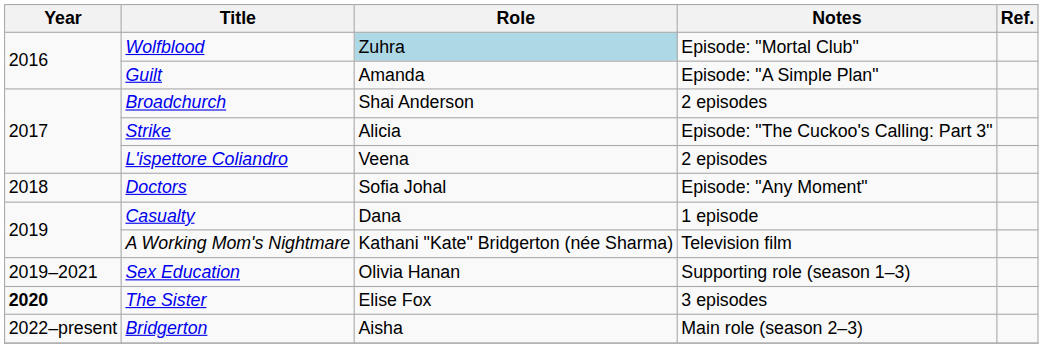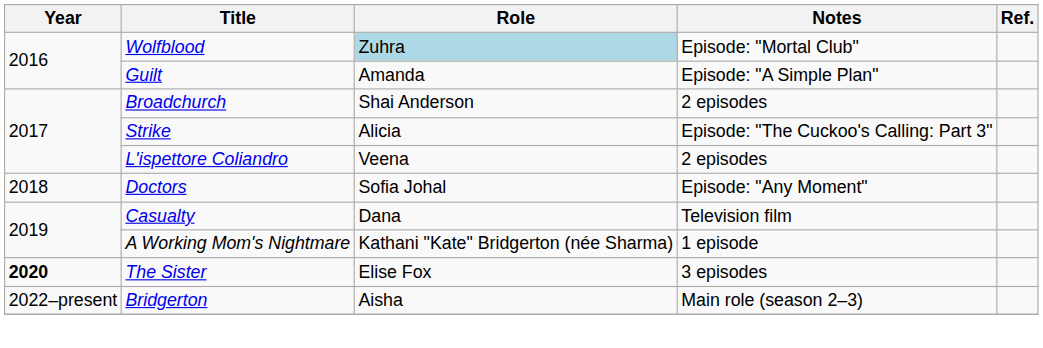(720, 215) 1 episode -> (737, 215) Television film
(737, 243) Television film -> (720, 243) 1 episode
- row: (183, 272)
